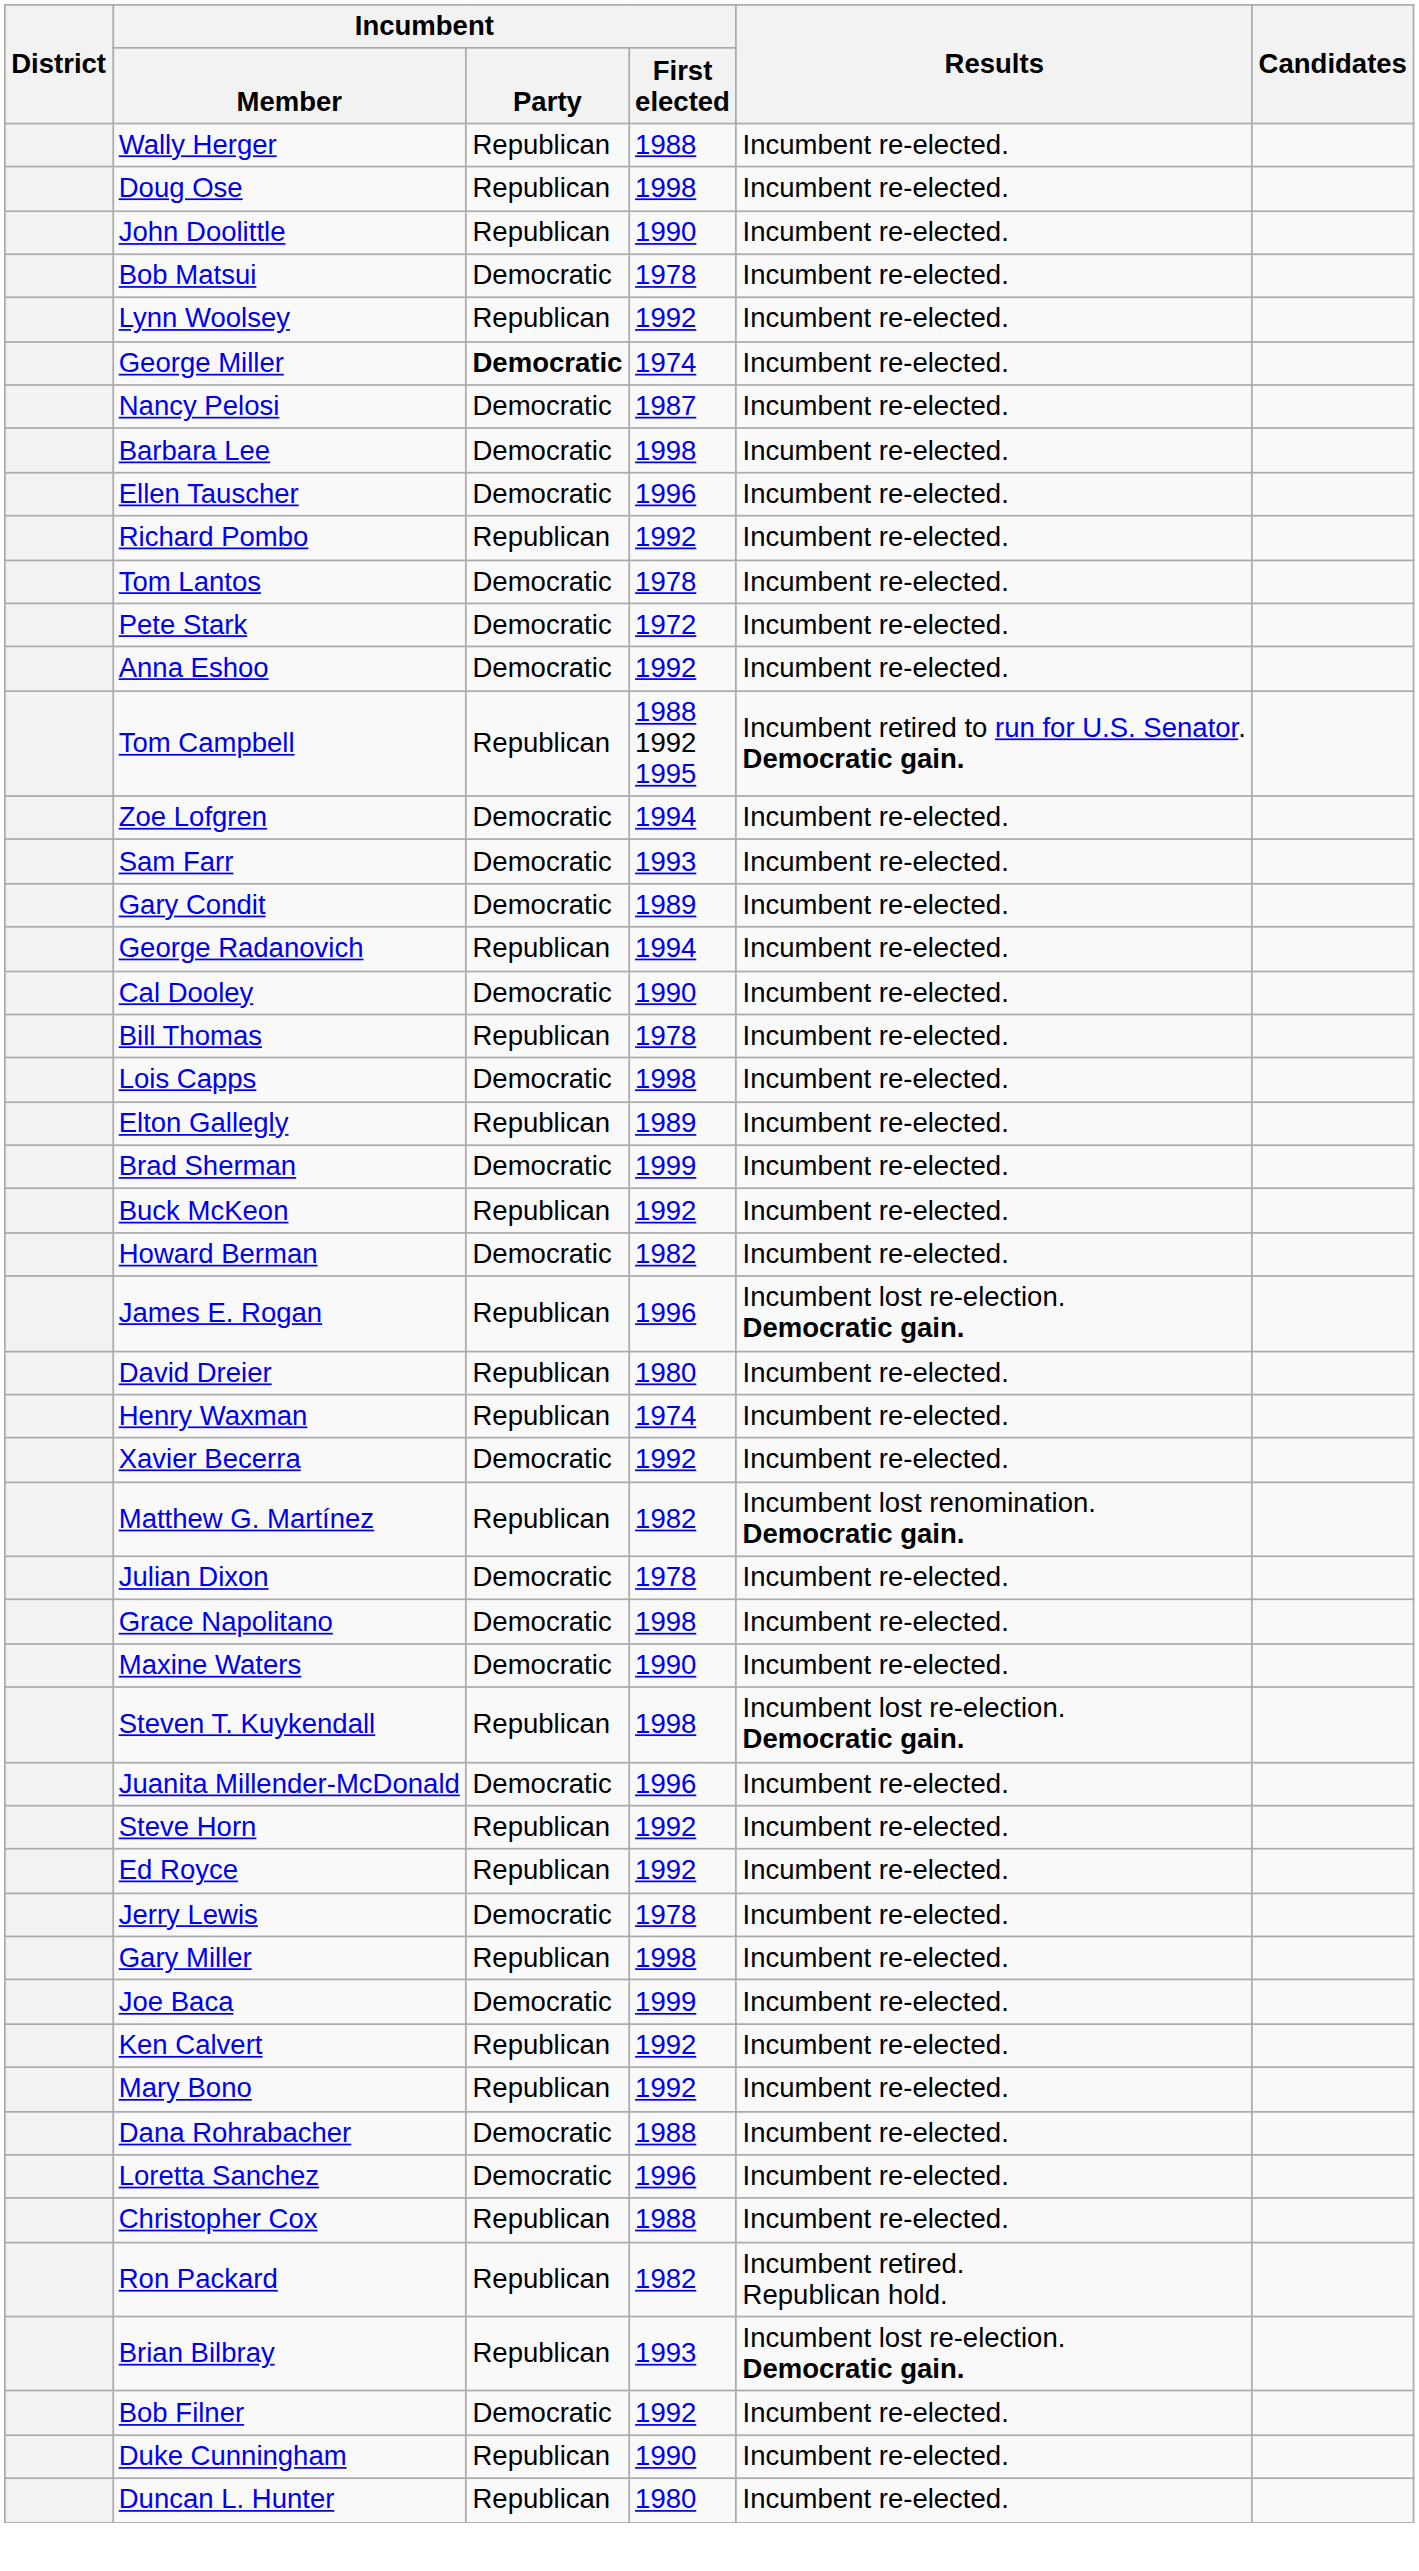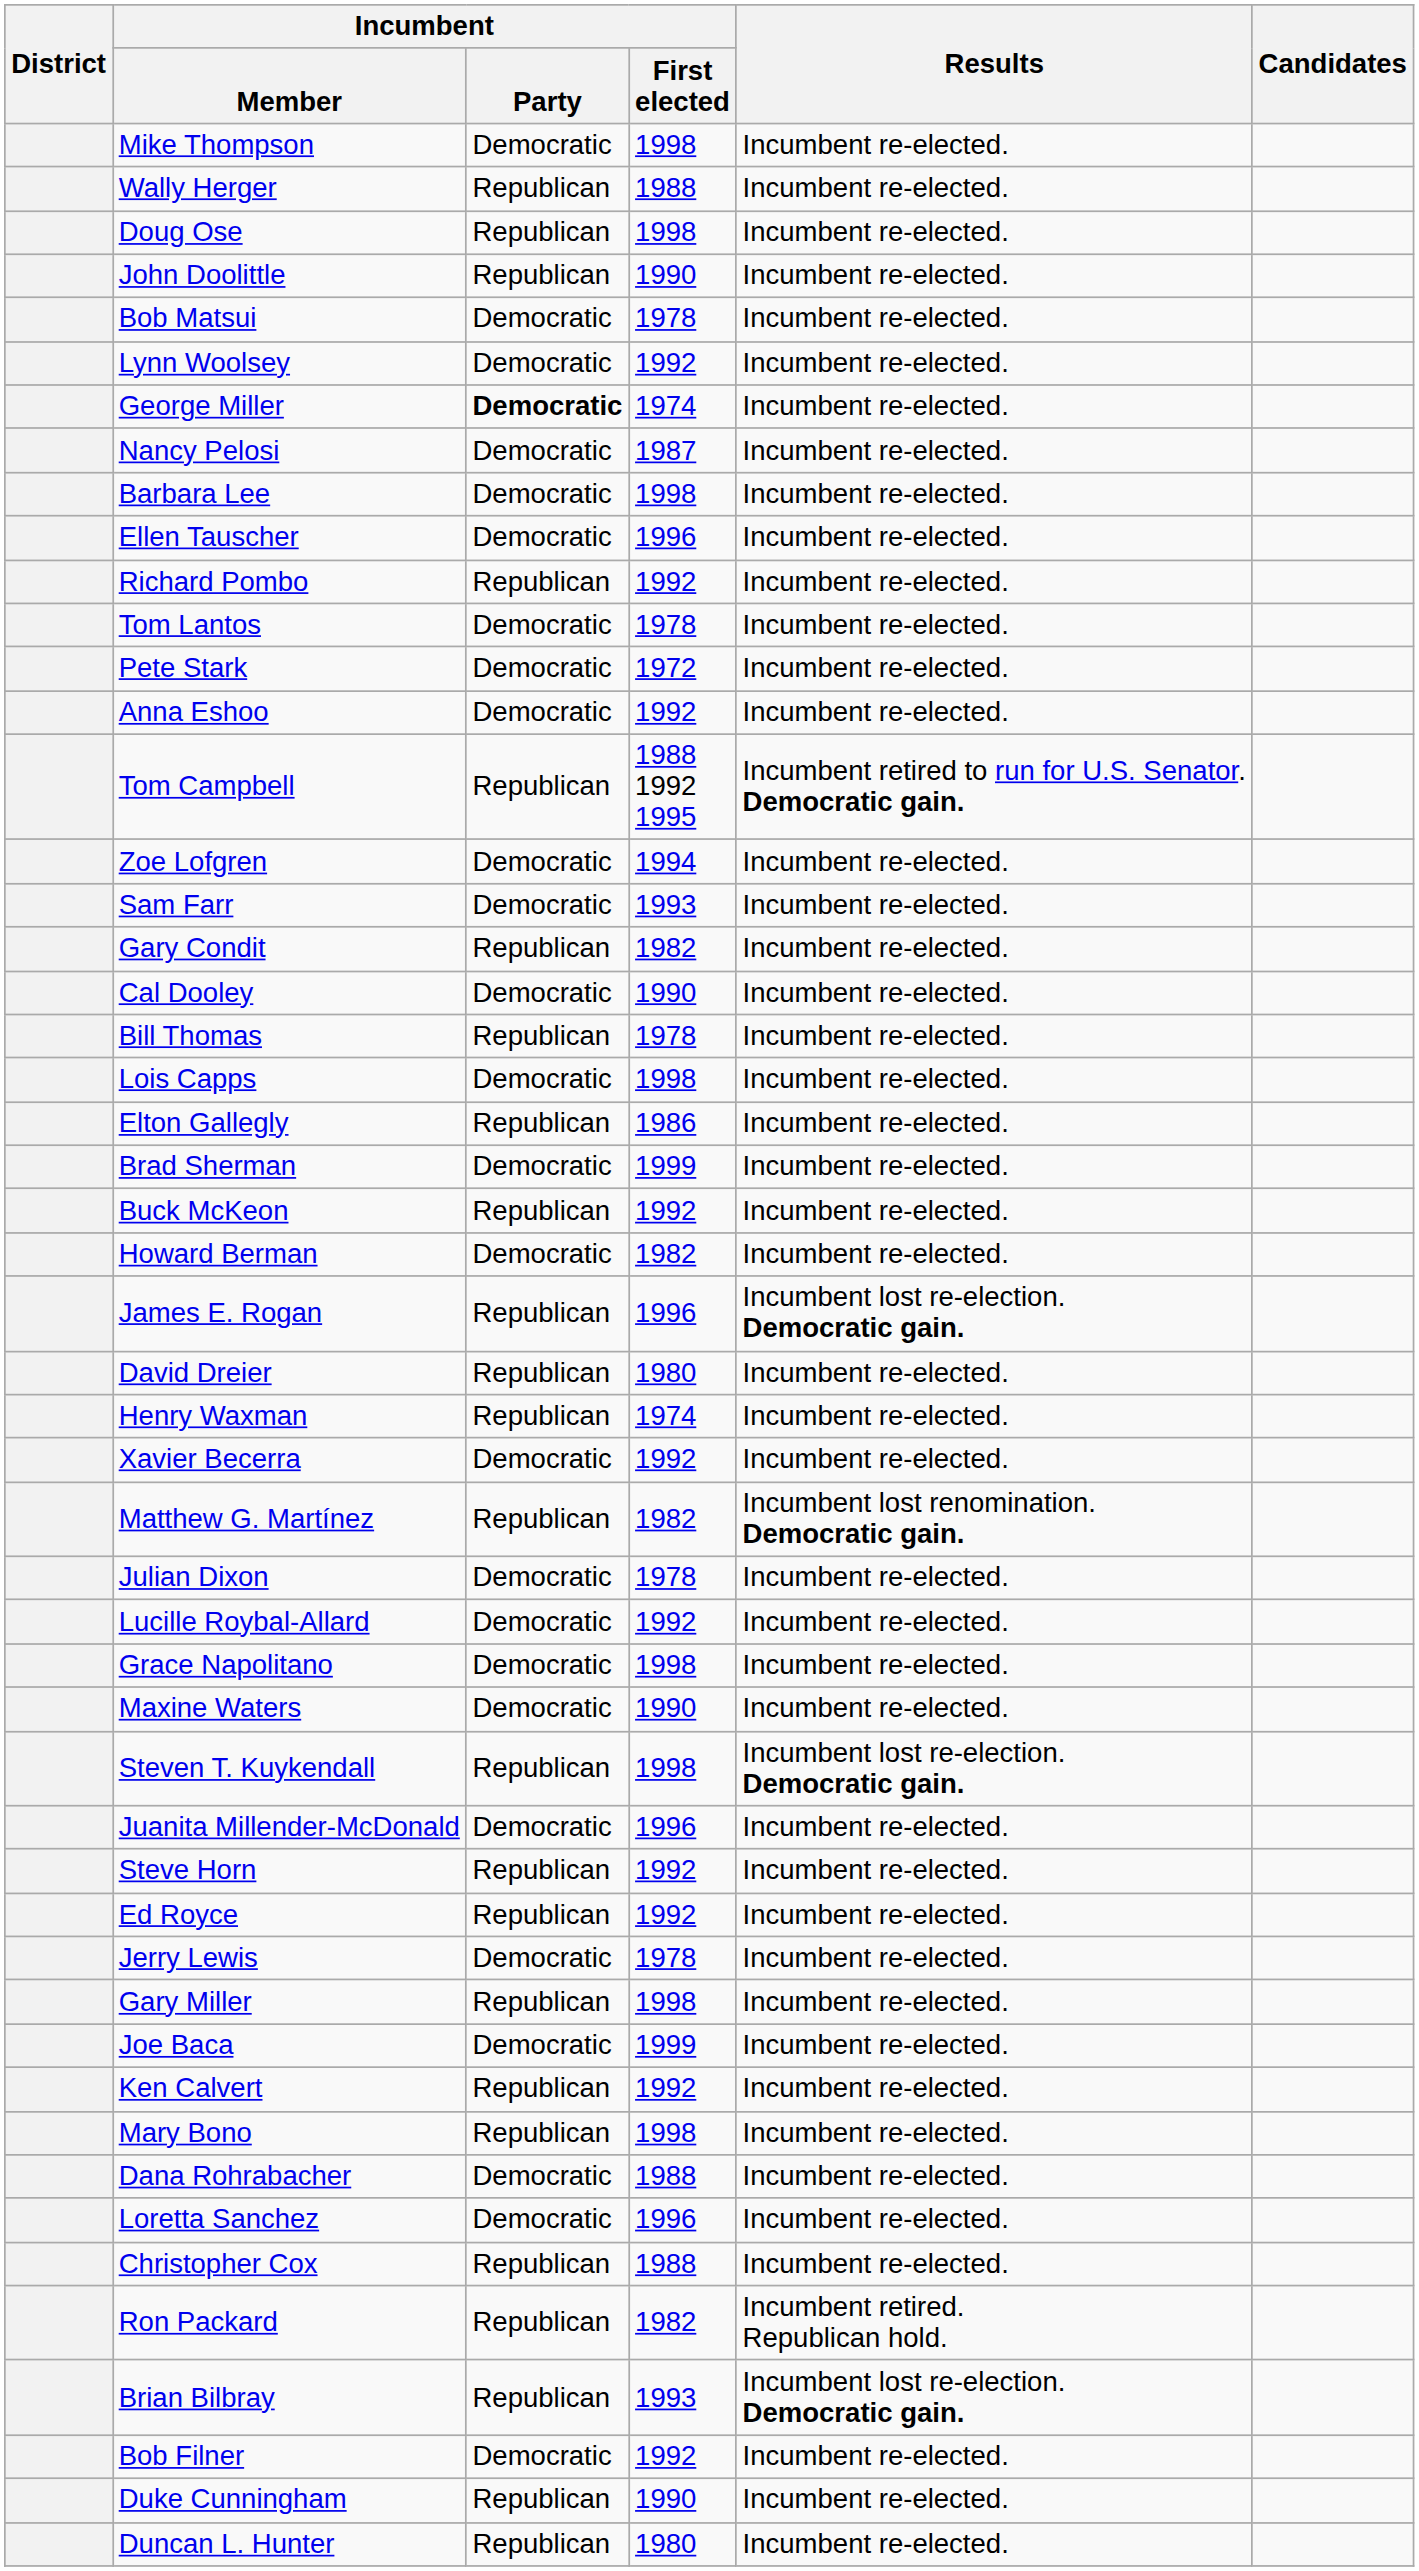+ row: (216, 144)
(541, 319) Republican -> (542, 362) Democratic
(542, 904) Democratic -> (541, 948) Republican
(666, 904) 1989 -> (666, 948) 1982
- row: (241, 948)
(666, 1123) 1989 -> (666, 1123) 1986
+ row: (244, 1621)
(666, 2088) 1992 -> (666, 2132) 1998
